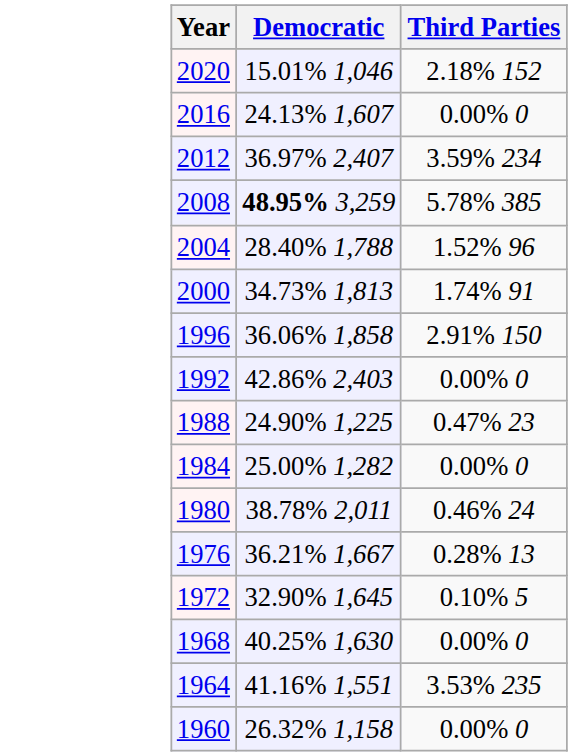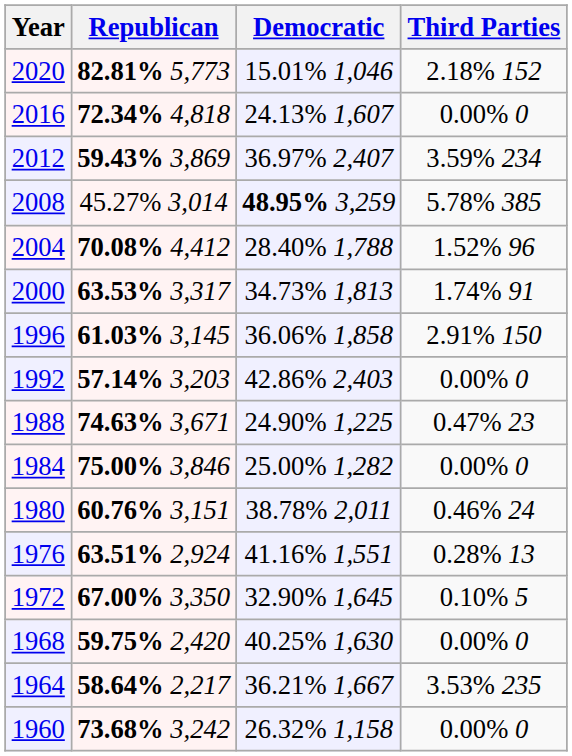+ column: (154, 27)
(319, 553) 36.21% 1,667 -> (319, 553) 41.16% 1,551
(319, 684) 41.16% 1,551 -> (319, 684) 36.21% 1,667
